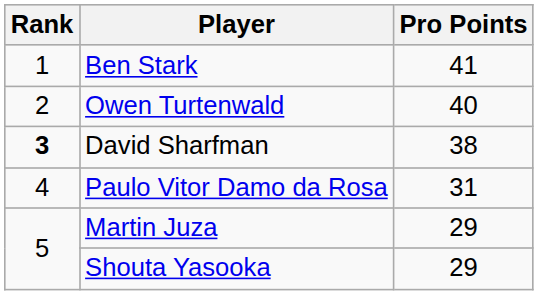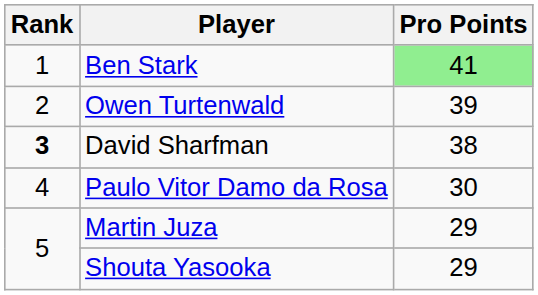(464, 65) no background -> (464, 65) lightgreen background
(464, 106) 40 -> (464, 106) 39
(464, 187) 31 -> (464, 187) 30
